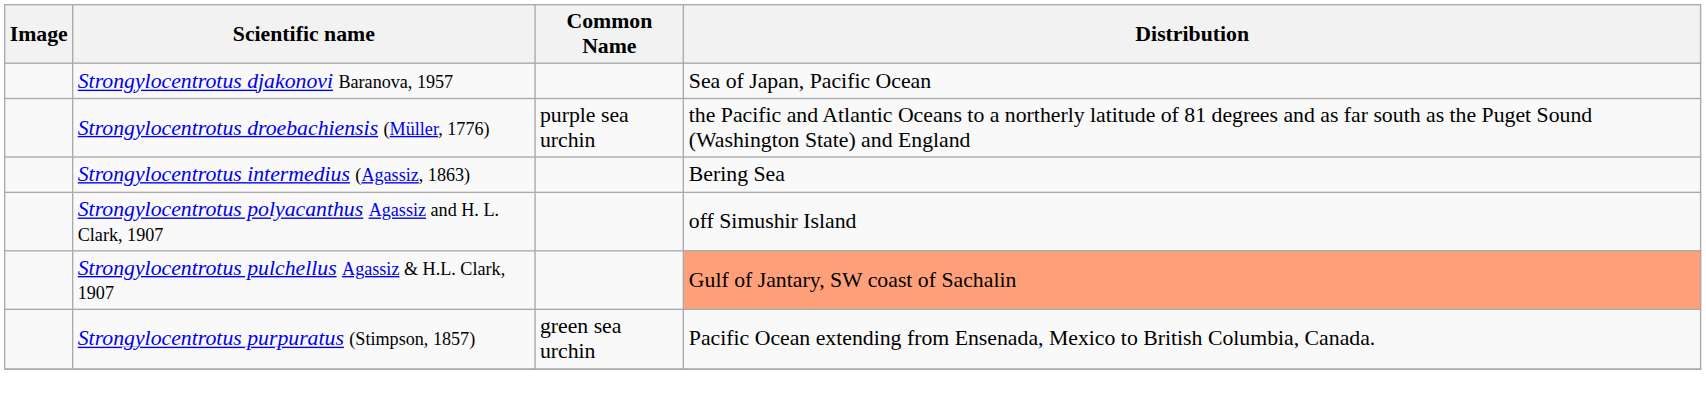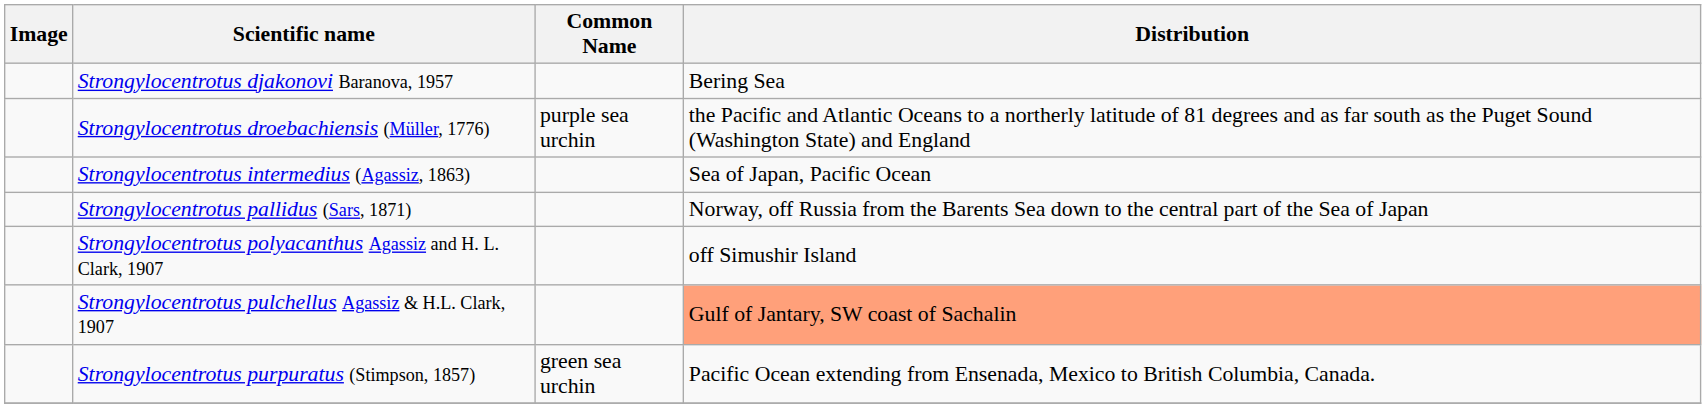(810, 80) Sea of Japan, Pacific Ocean -> (737, 80) Bering Sea
(737, 174) Bering Sea -> (810, 174) Sea of Japan, Pacific Ocean
+ row: (245, 208)
